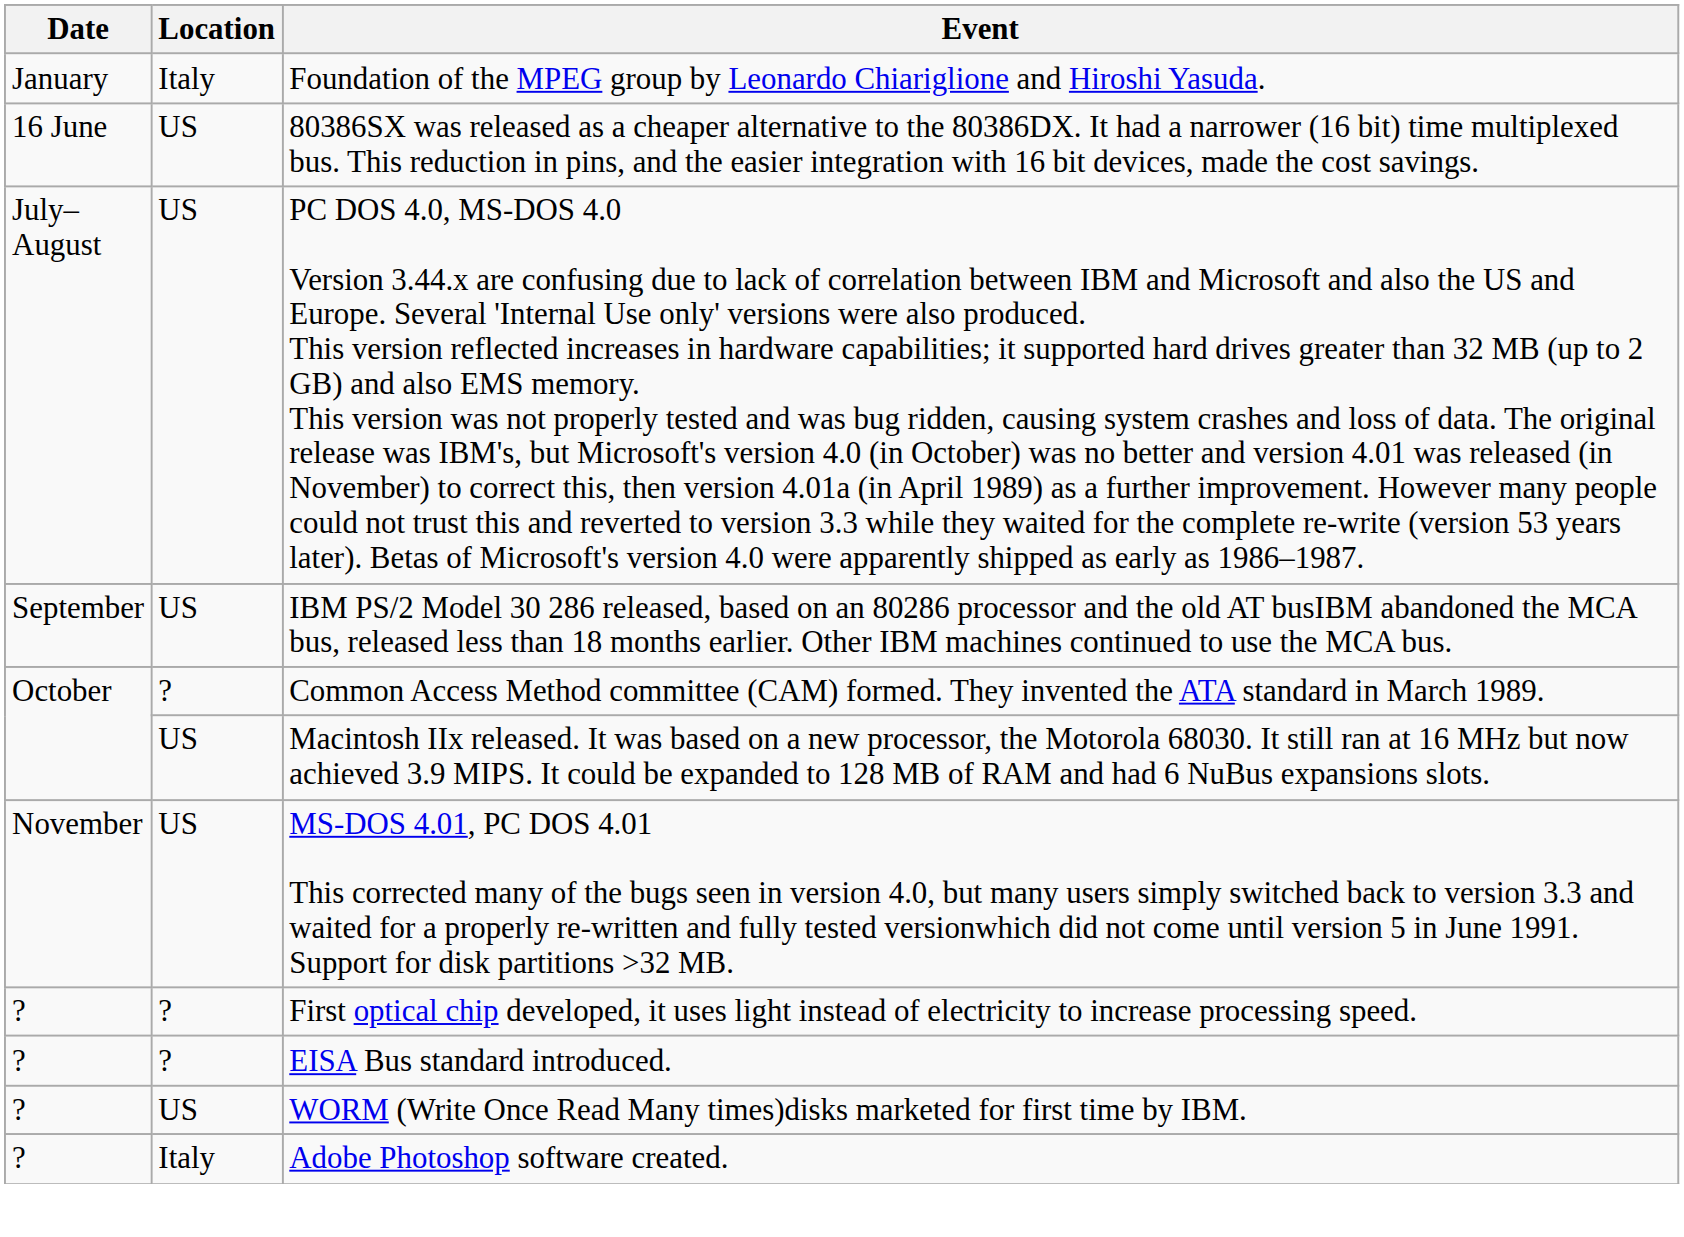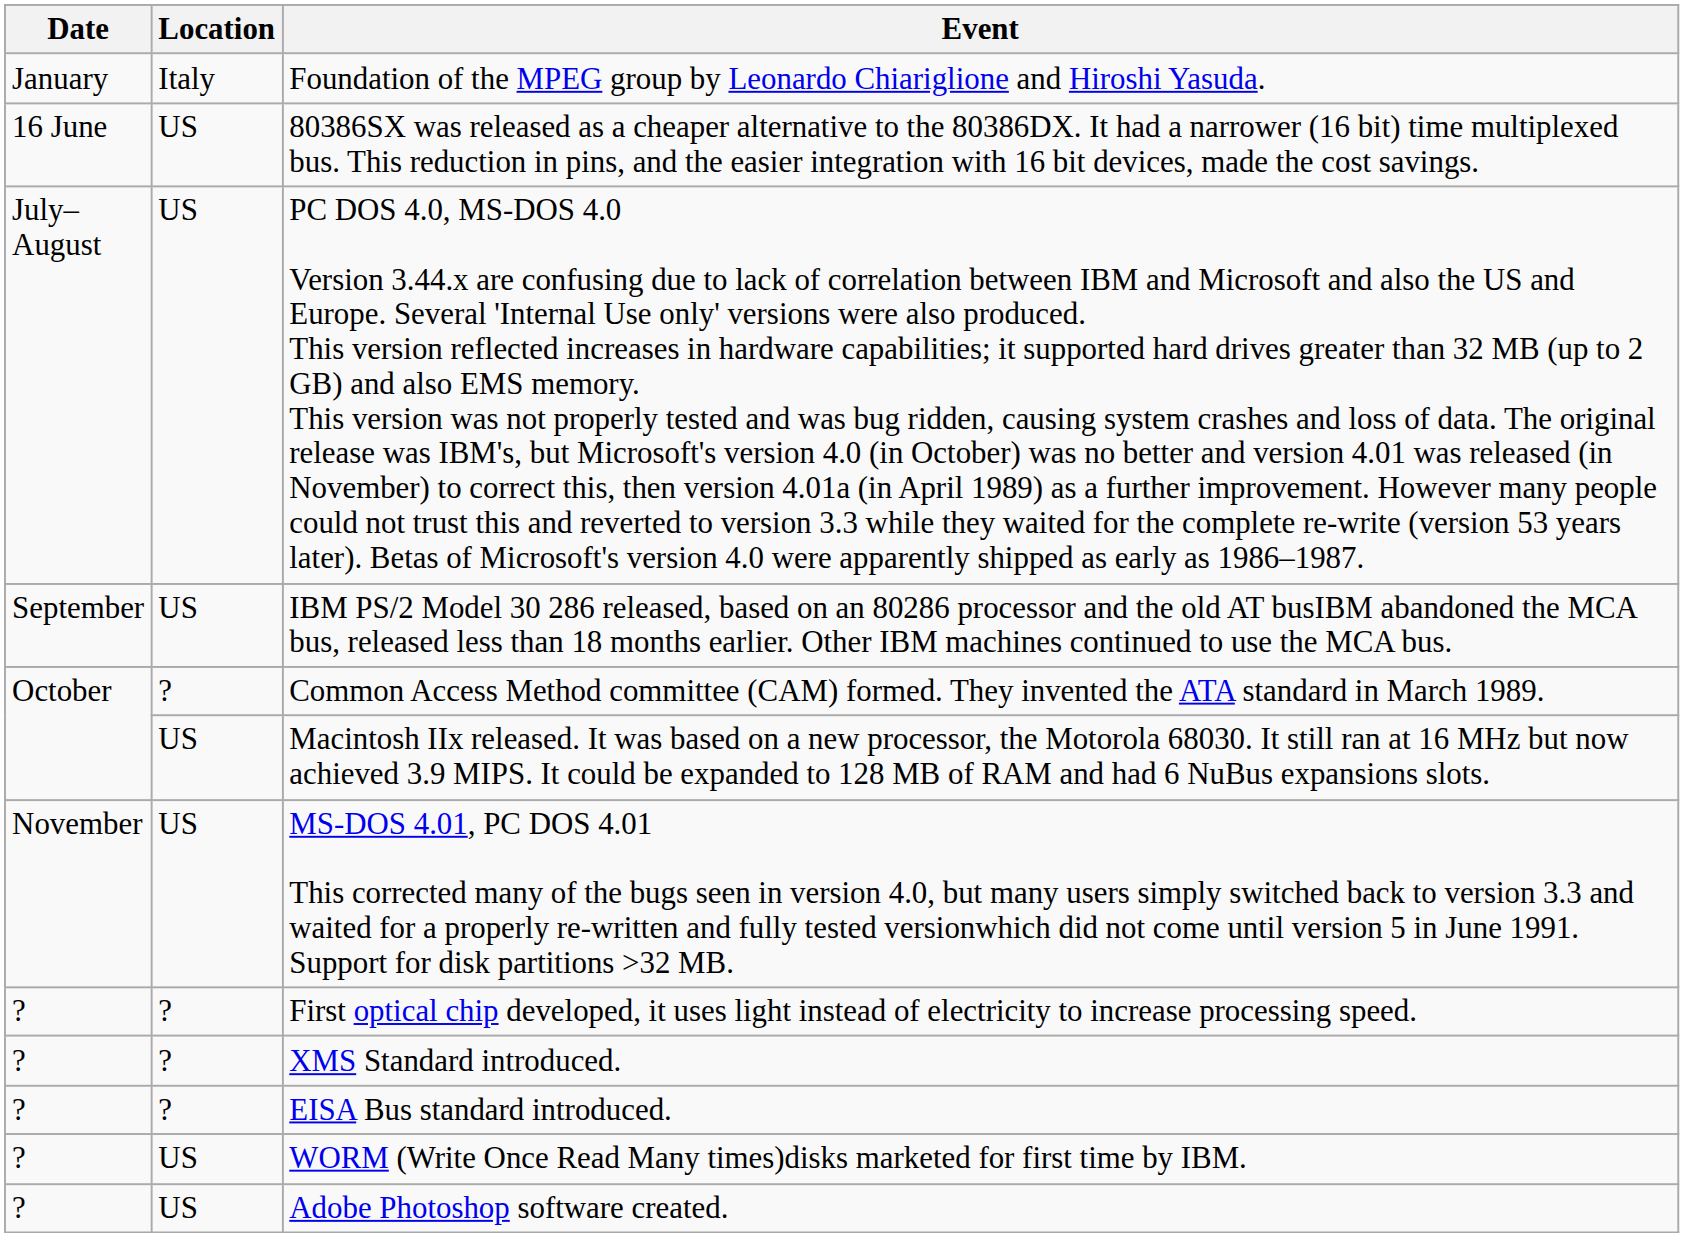+ row: (455, 1060)
(187, 1158) Italy -> (178, 1207) US
